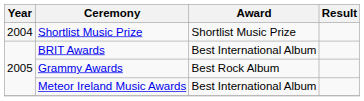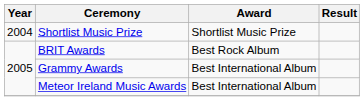(254, 50) Best International Album -> (235, 50) Best Rock Album
(235, 68) Best Rock Album -> (254, 68) Best International Album
